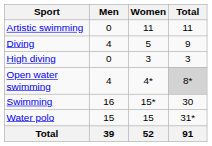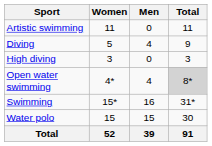columns swapped: (109, 12) <-> (148, 12)
(188, 102) 30 -> (188, 102) 31*
(188, 117) 31* -> (188, 117) 30
